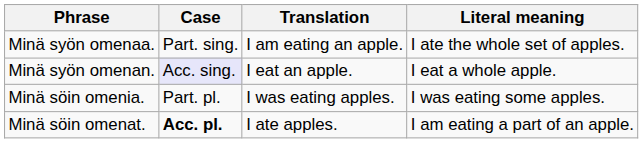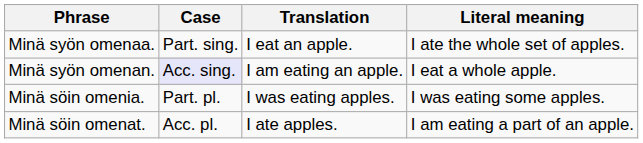(325, 44) I am eating an apple. -> (299, 44) I eat an apple.
(299, 71) I eat an apple. -> (325, 71) I am eating an apple.
(193, 124) bold -> (190, 124) normal
